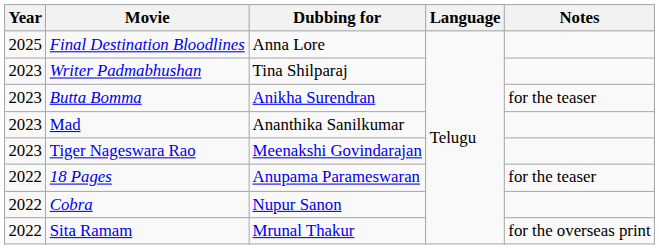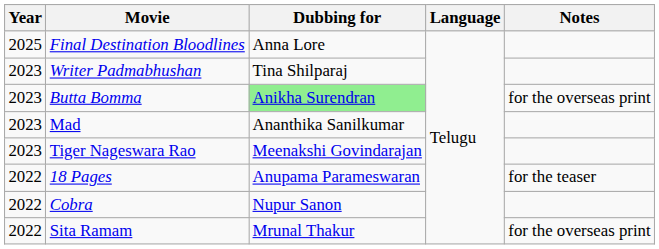(314, 97) no background -> (314, 97) lightgreen background
(552, 97) for the teaser -> (579, 97) for the overseas print
